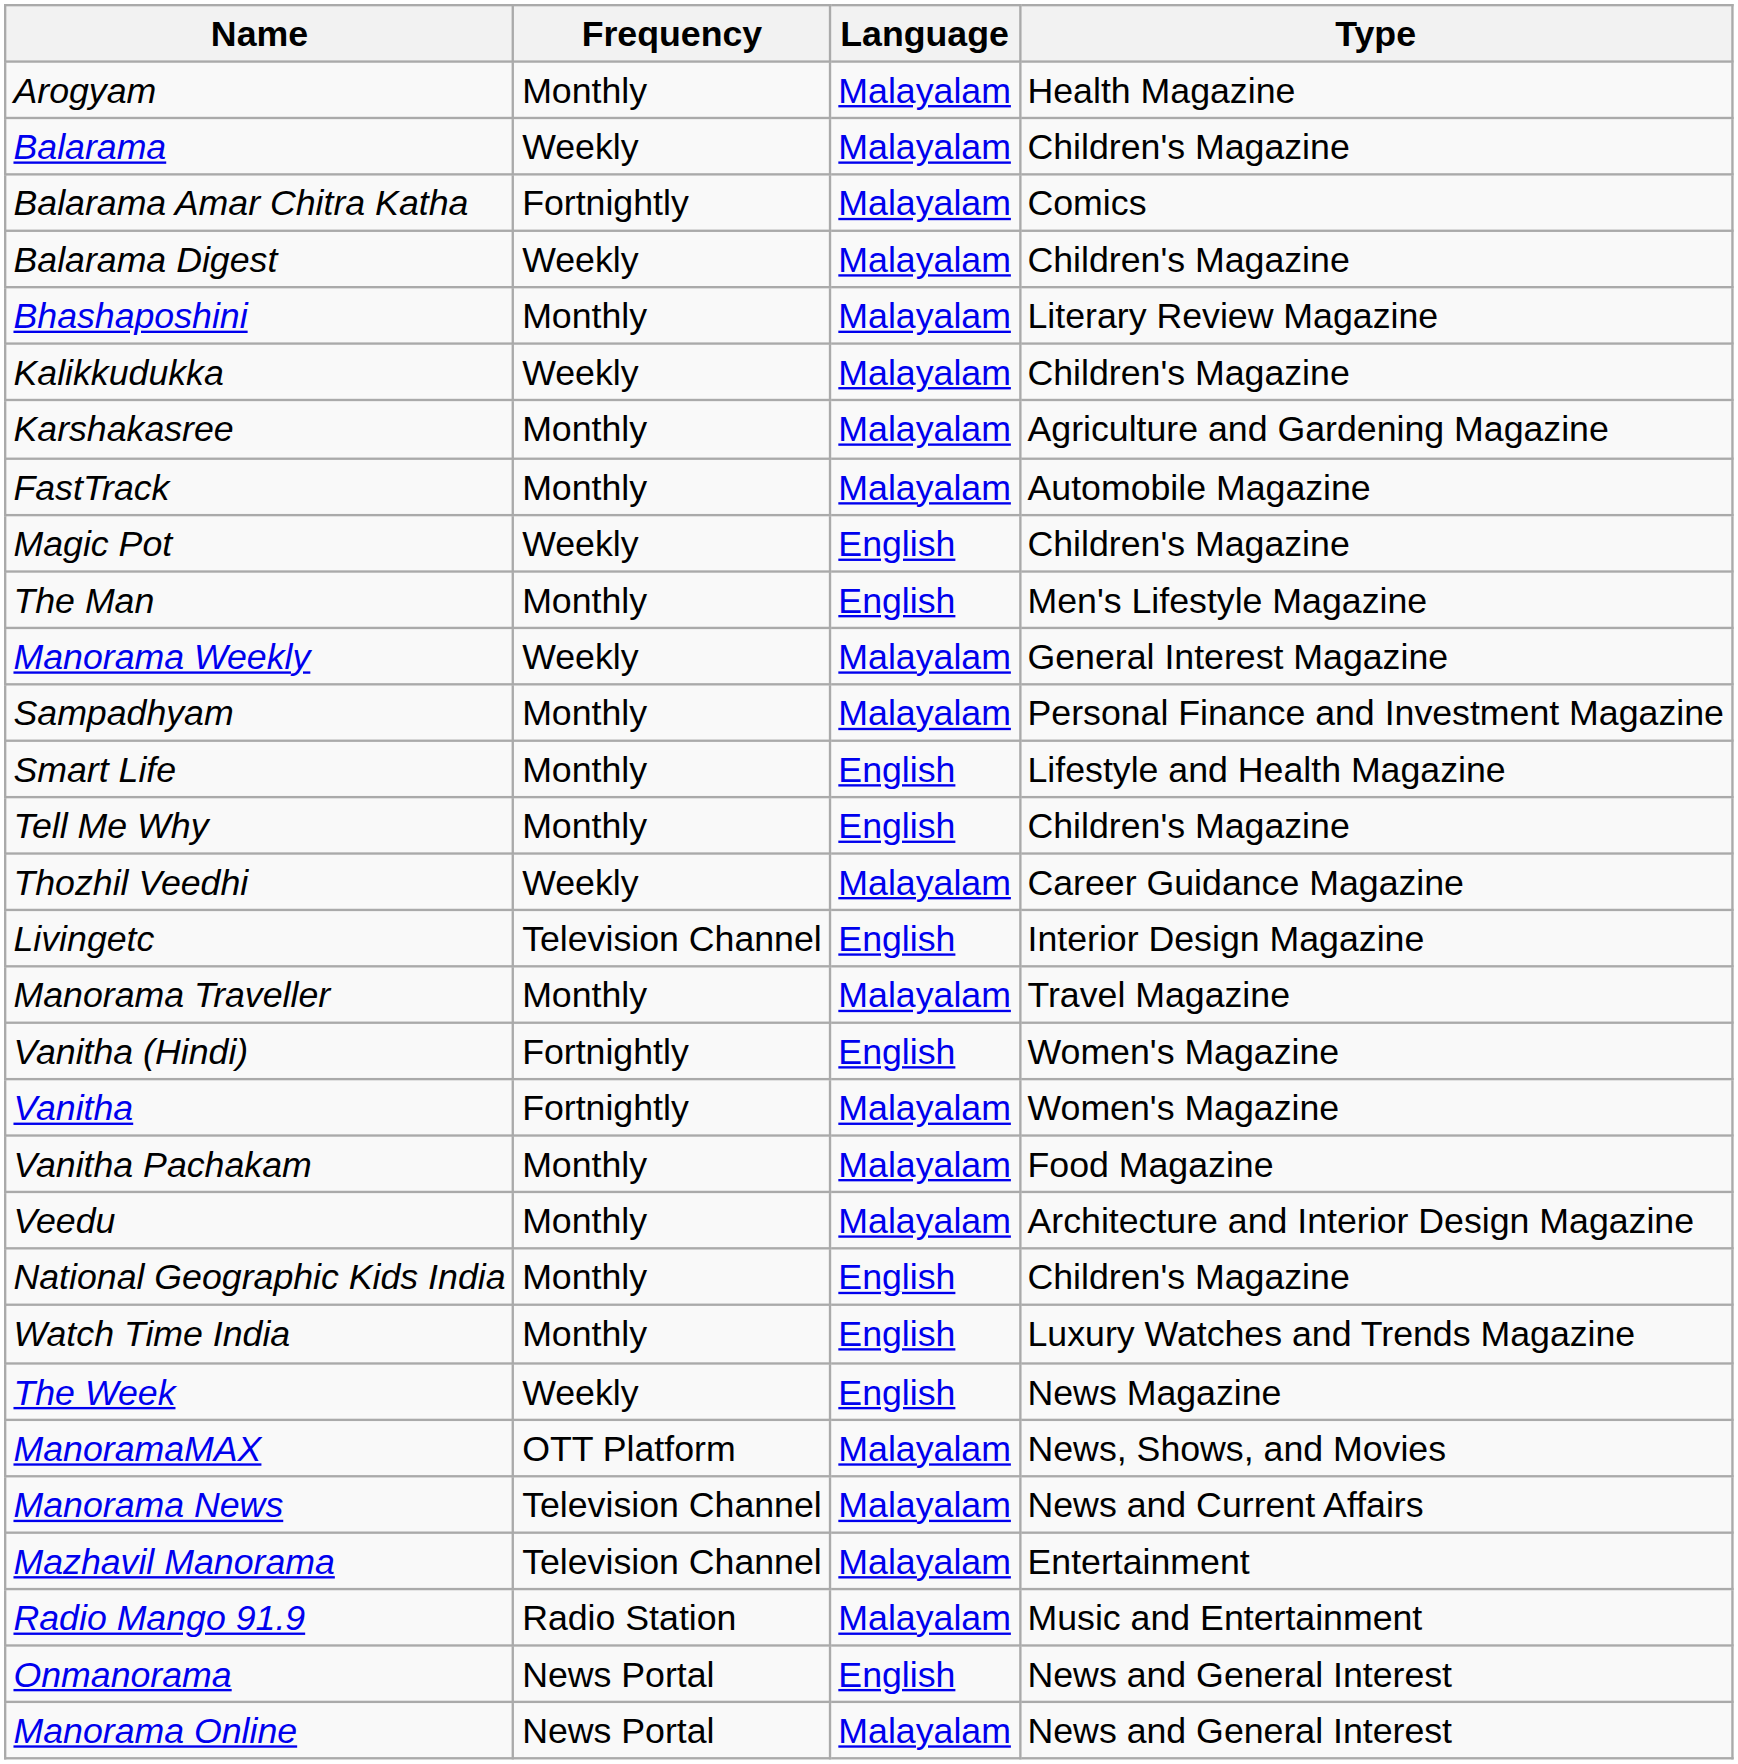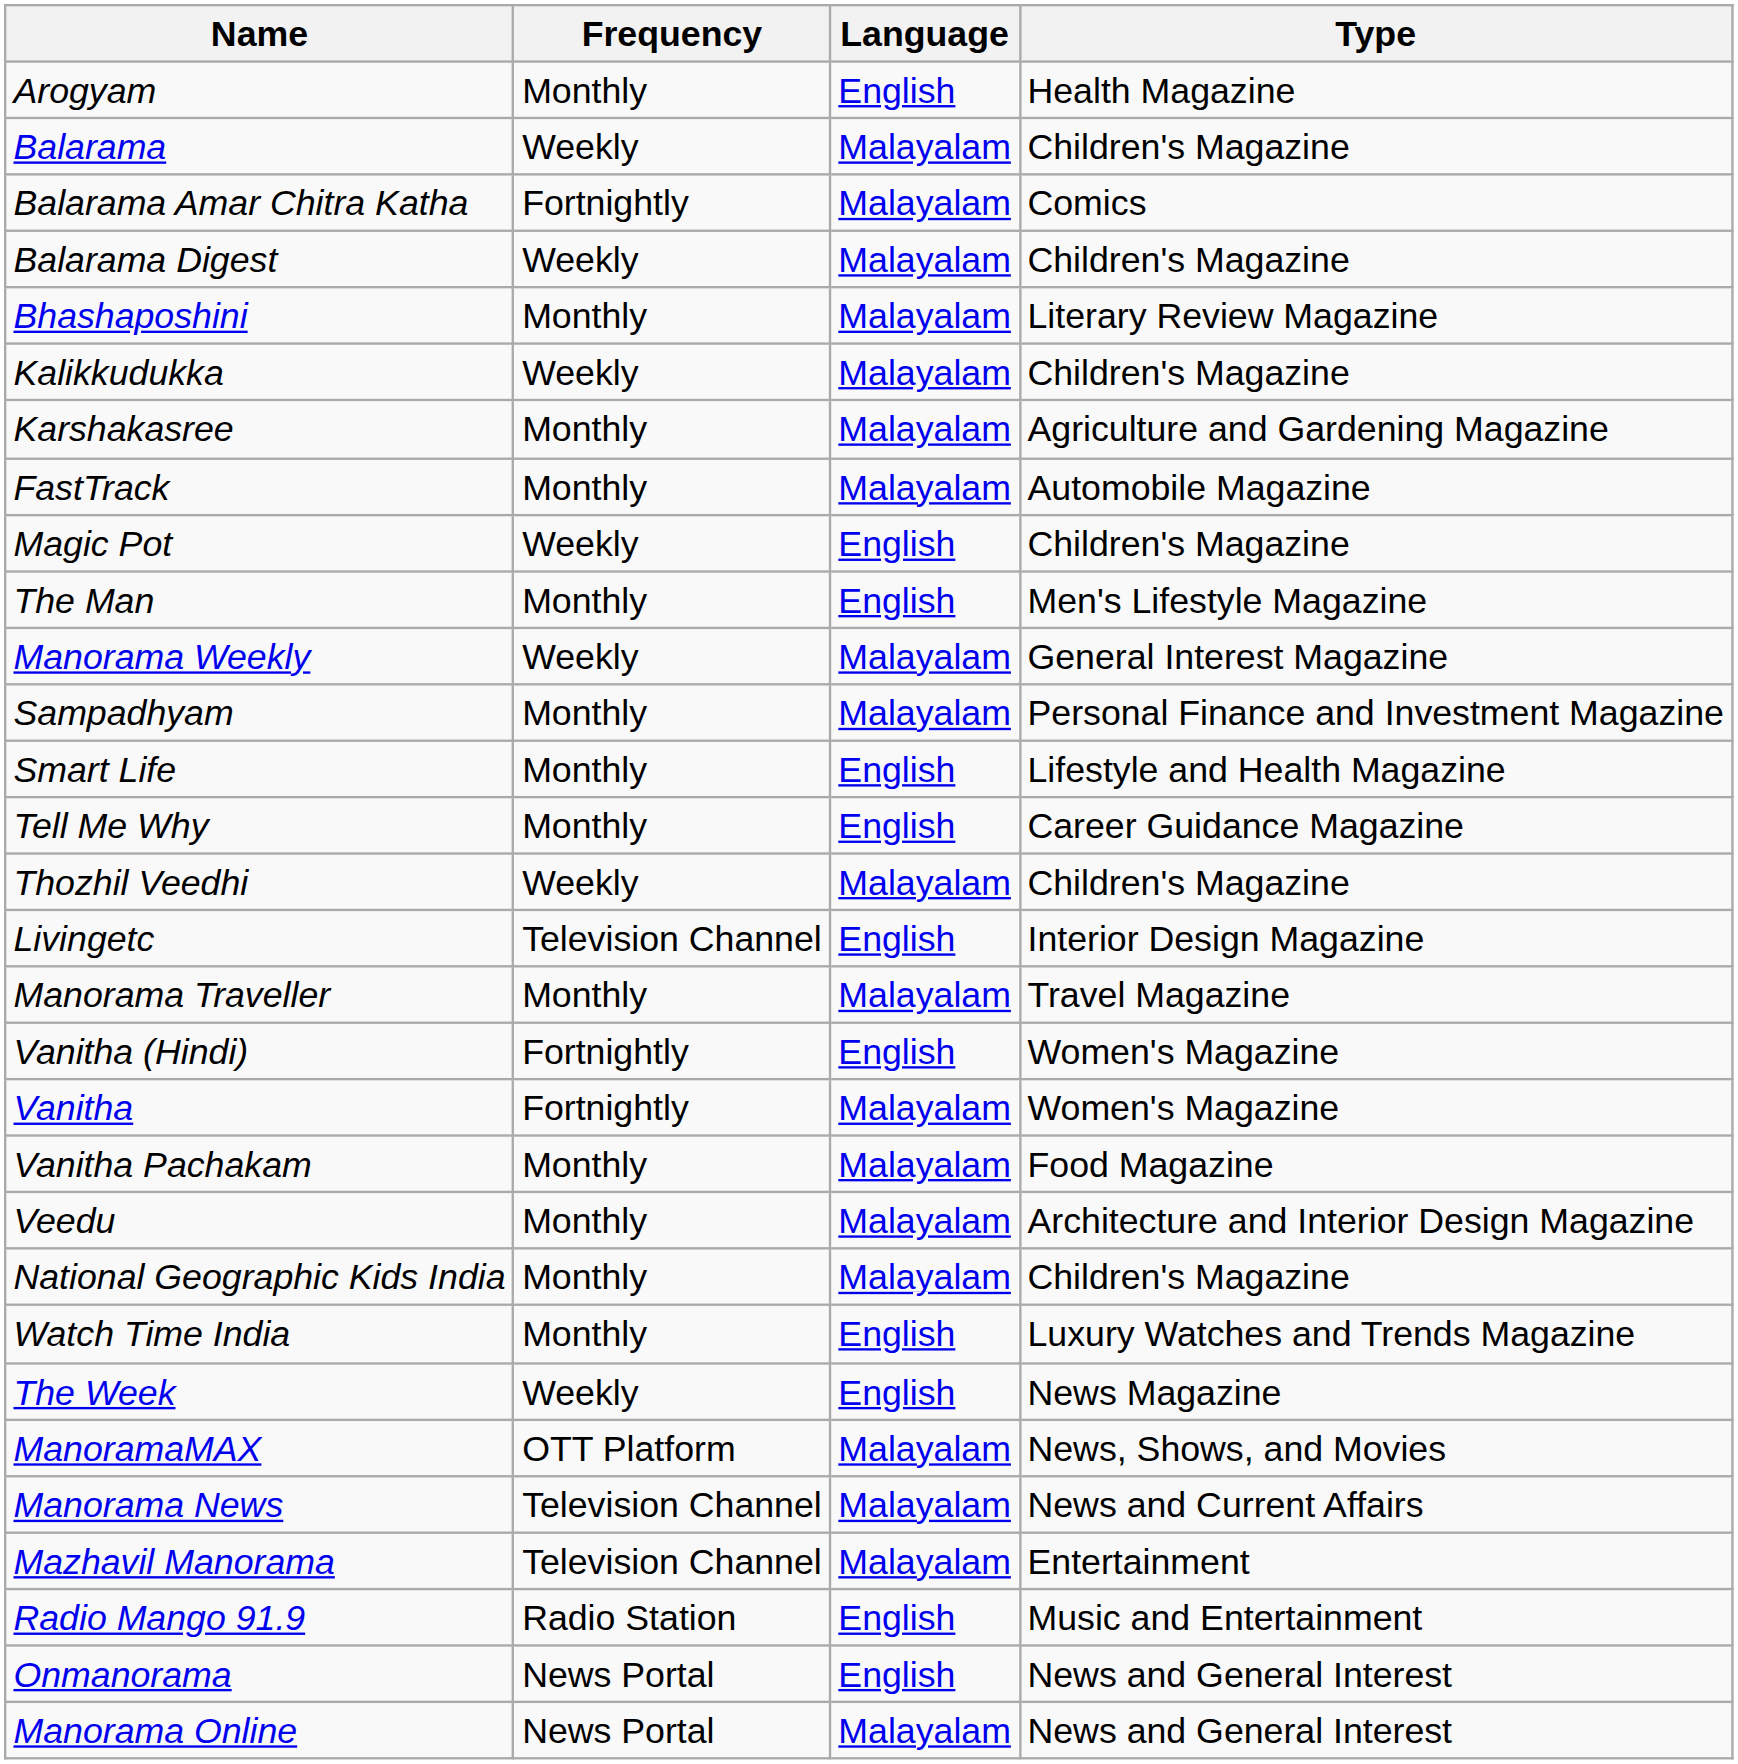(925, 90) Malayalam -> (897, 90) English
(1189, 825) Children's Magazine -> (1246, 825) Career Guidance Magazine
(1246, 882) Career Guidance Magazine -> (1189, 882) Children's Magazine
(897, 1278) English -> (925, 1278) Malayalam
(925, 1617) Malayalam -> (897, 1617) English
